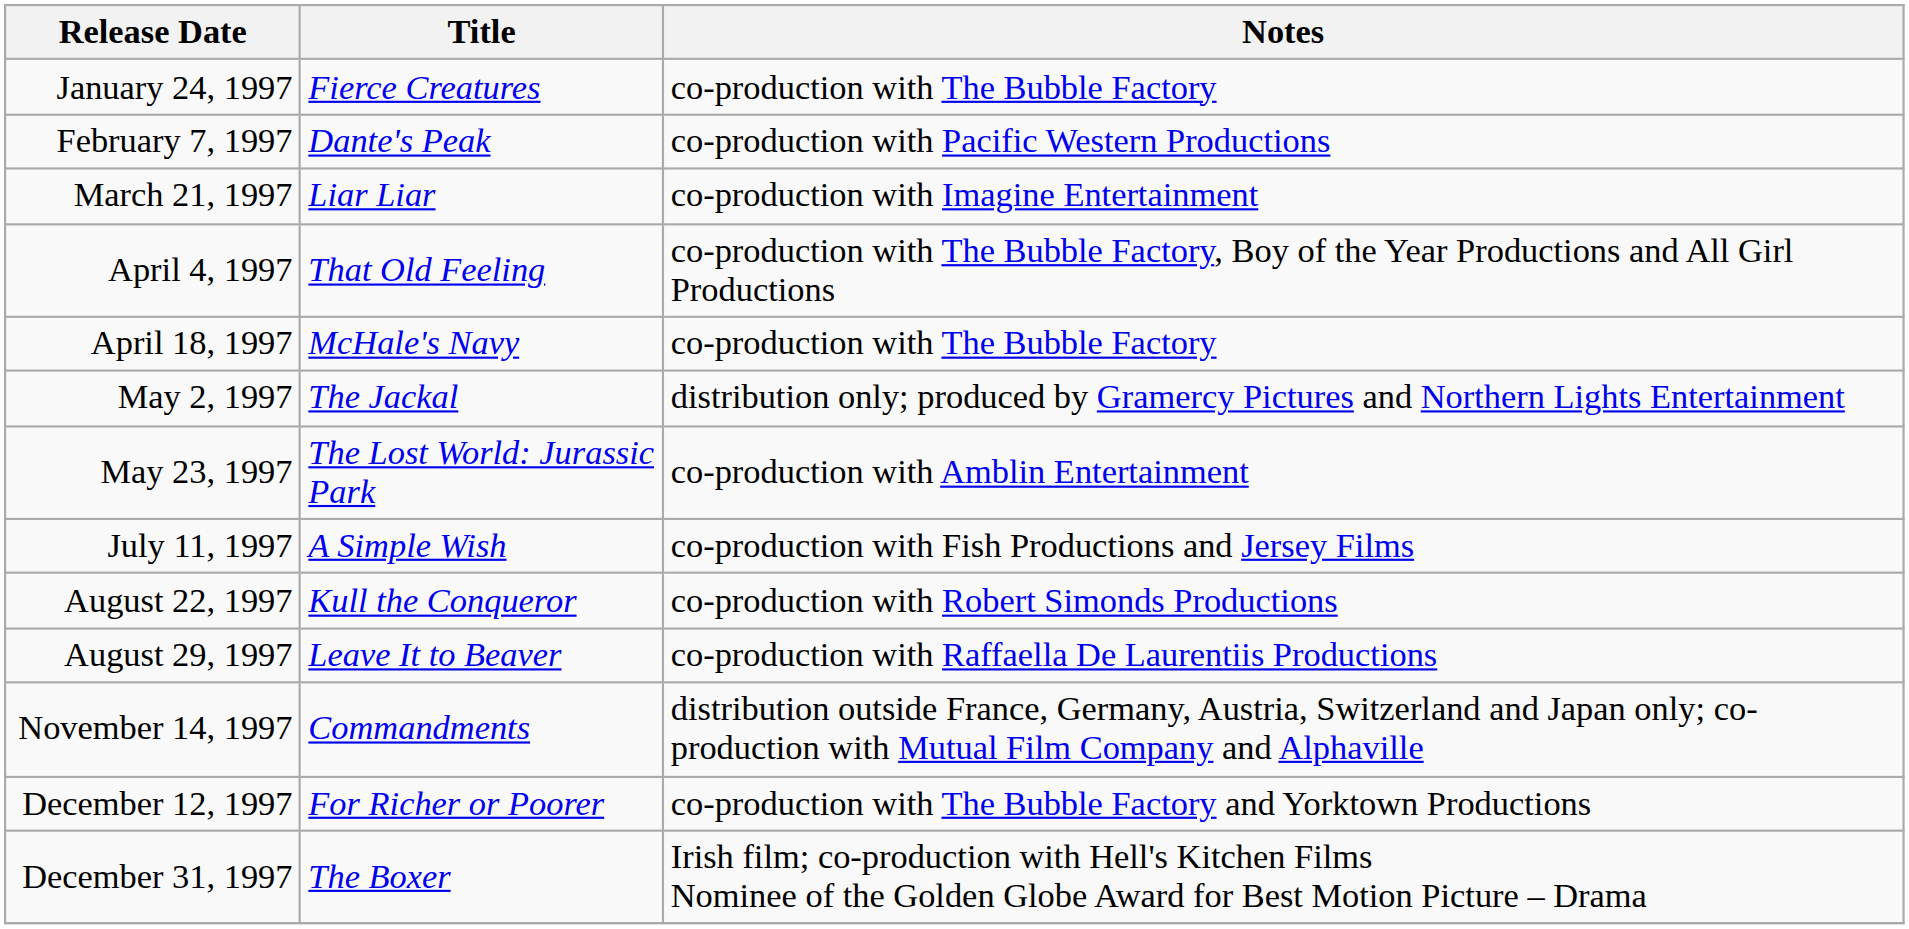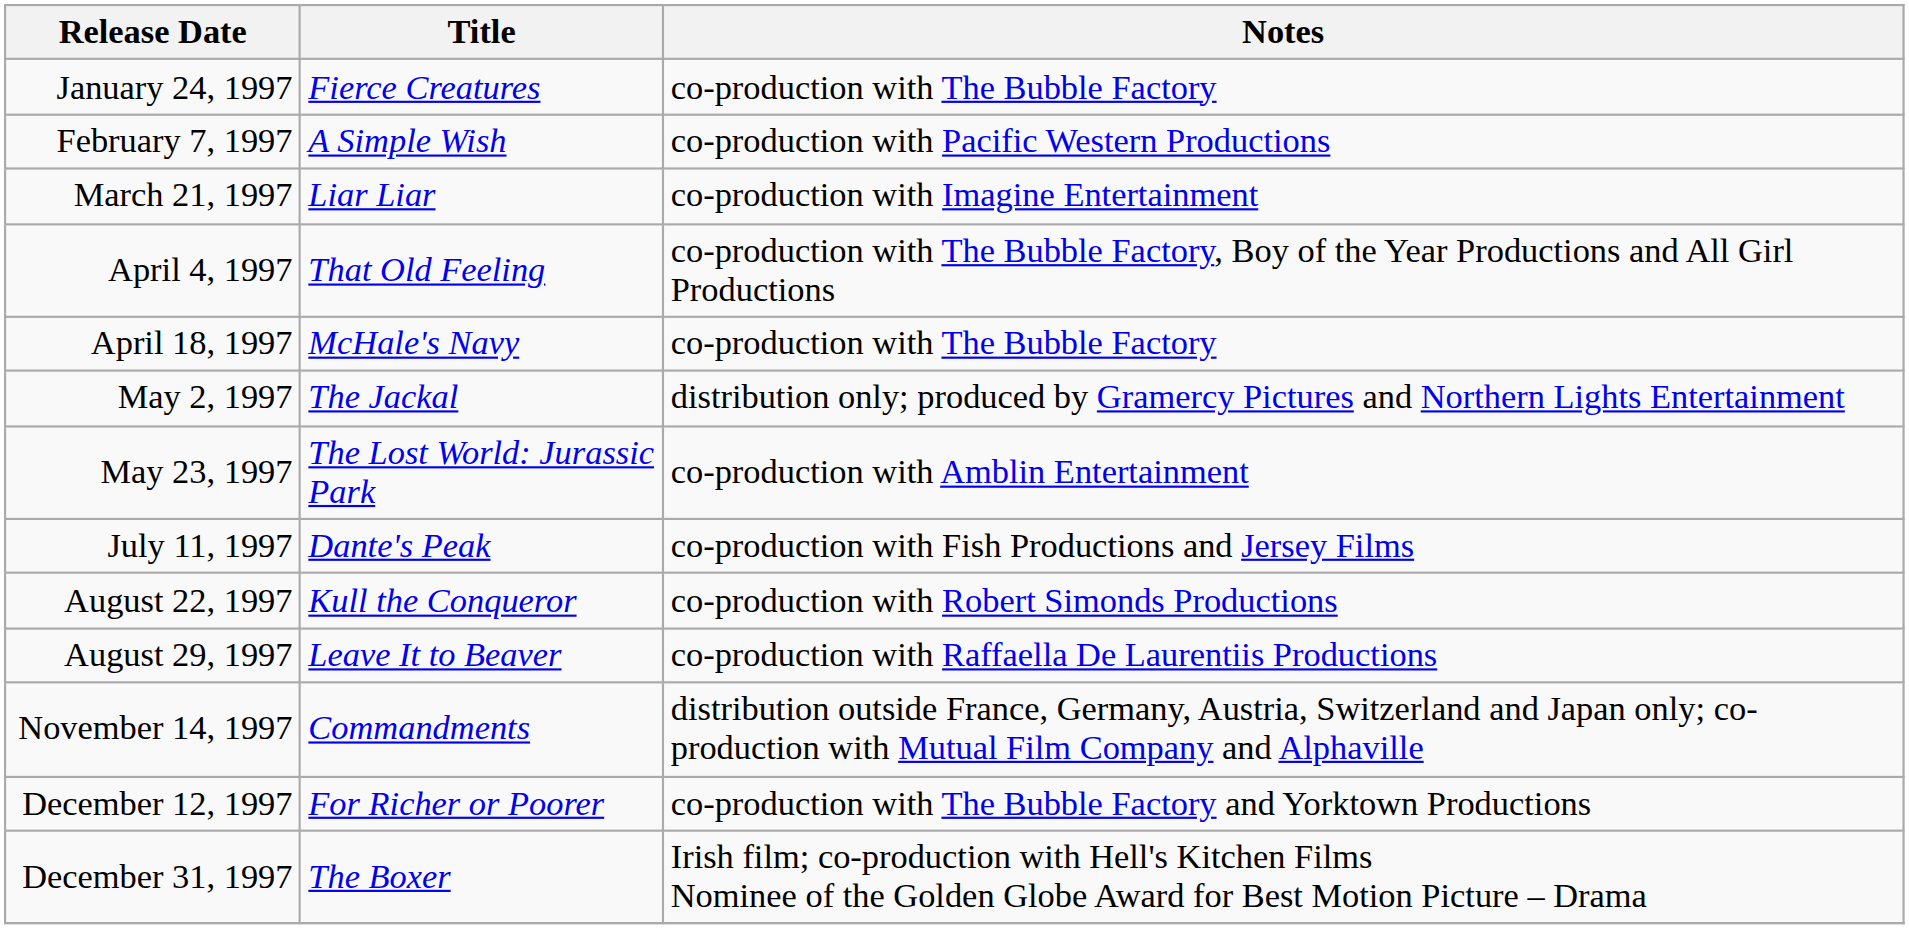(399, 140) Dante's Peak -> (407, 140) A Simple Wish
(407, 545) A Simple Wish -> (399, 545) Dante's Peak
